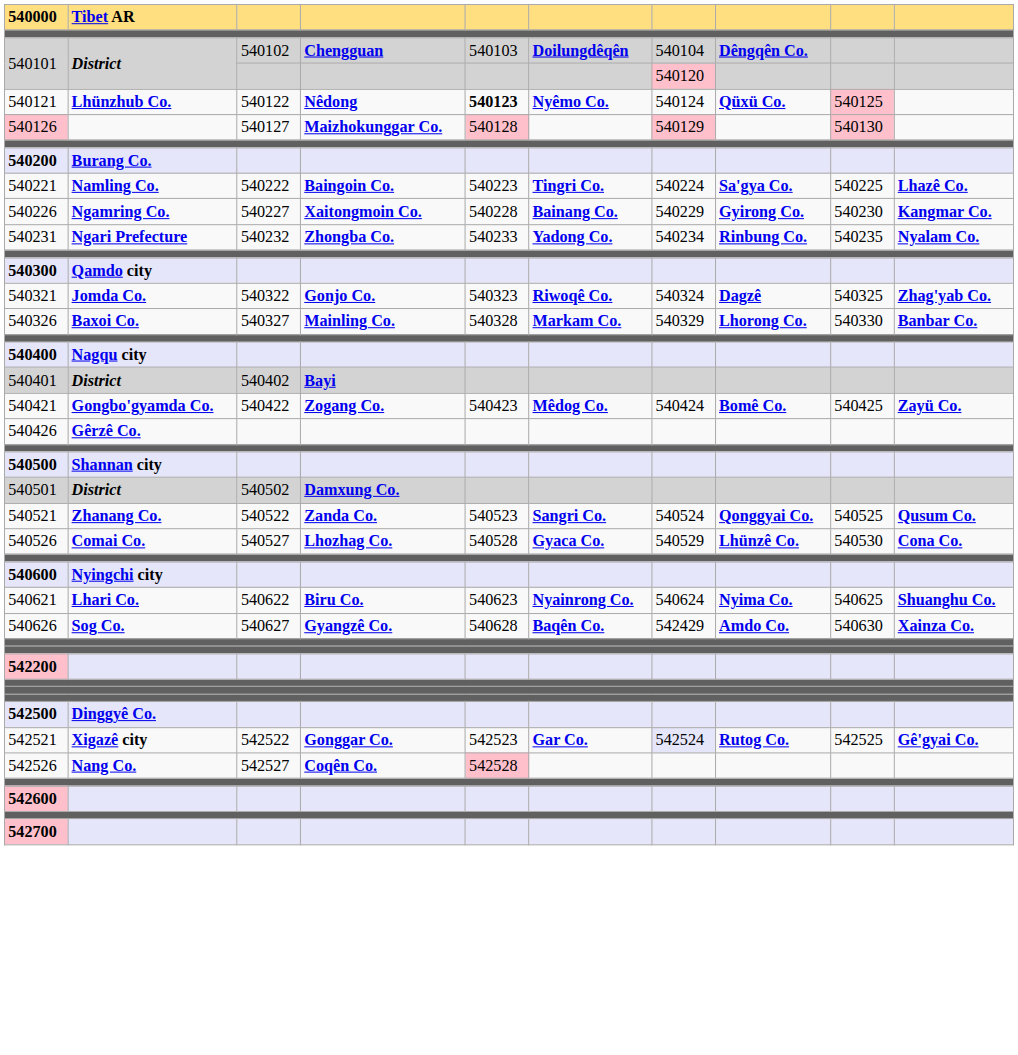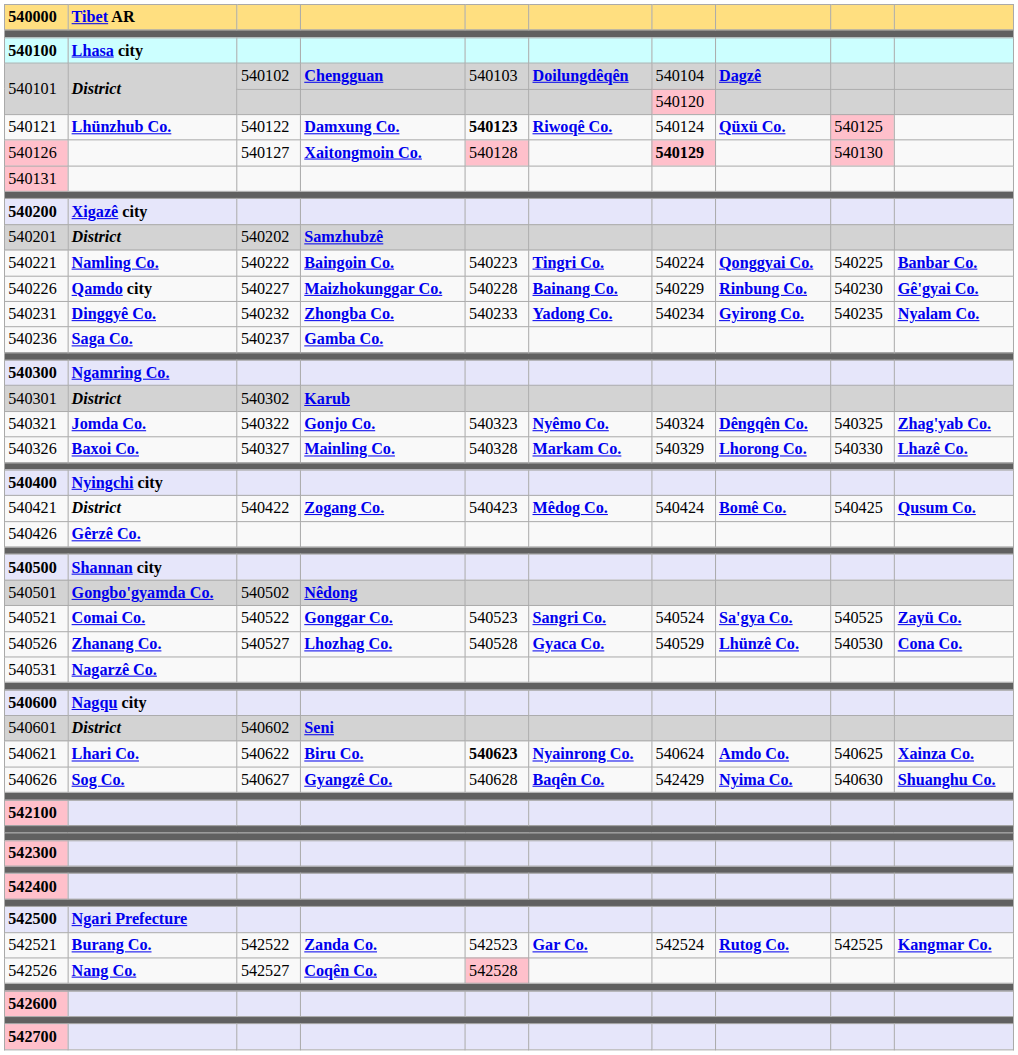+ row: (32, 50)
(763, 50) Dêngqên Co. -> (740, 76) Dagzê
(331, 101) Nêdong -> (352, 127) Damxung Co.
(571, 101) Nyêmo Co. -> (572, 127) Riwoqê Co.
(373, 127) Maizhokunggar Co. -> (363, 152) Xaitongmoin Co.
(680, 127) normal -> (680, 152) bold
+ row: (32, 178)
(112, 160) Burang Co. -> (110, 211) Xigazê city
+ row: (32, 237)
(756, 185) Sa'gya Co. -> (766, 262) Qonggyai Co.
(933, 185) Lhazê Co. -> (938, 262) Banbar Co.
(121, 211) Ngamring Co. -> (112, 288) Qamdo city
(363, 211) Xaitongmoin Co. -> (373, 288) Maizhokunggar Co.
(762, 211) Gyirong Co. -> (763, 288) Rinbung Co.
(945, 211) Kangmar Co. -> (938, 288) Gê'gyai Co.
(129, 237) Ngari Prefecture -> (114, 314) Dinggyê Co.
(763, 237) Rinbung Co. -> (762, 314) Gyirong Co.
+ row: (32, 339)
(112, 270) Qamdo city -> (121, 372) Ngamring Co.
+ row: (32, 398)
(572, 295) Riwoqê Co. -> (571, 424) Nyêmo Co.
(740, 295) Dagzê -> (763, 424) Dêngqên Co.
(938, 321) Banbar Co. -> (933, 449) Lhazê Co.
(109, 354) Nagqu city -> (117, 482) Nyingchi city
- row: (32, 380)
(143, 405) Gongbo'gyamda Co. -> (96, 508) District
(930, 405) Zayü Co. -> (937, 508) Qusum Co.
(96, 490) District -> (143, 592) Gongbo'gyamda Co.
(352, 490) Damxung Co. -> (331, 592) Nêdong
(117, 515) Zhanang Co. -> (108, 618) Comai Co.
(341, 515) Zanda Co. -> (349, 618) Gonggar Co.
(766, 515) Qonggyai Co. -> (756, 618) Sa'gya Co.
(937, 515) Qusum Co. -> (930, 618) Zayü Co.
(108, 541) Comai Co. -> (117, 644) Zhanang Co.
+ row: (32, 669)
(117, 574) Nyingchi city -> (109, 702) Nagqu city
+ row: (32, 728)
(493, 600) normal -> (493, 753) bold
(756, 600) Nyima Co. -> (754, 753) Amdo Co.
(947, 600) Shuanghu Co. -> (936, 753) Xainza Co.
(754, 625) Amdo Co. -> (756, 779) Nyima Co.
(936, 625) Xainza Co. -> (947, 779) Shuanghu Co.
+ row: (32, 812)
- row: (32, 666)
+ row: (32, 853)
+ row: (32, 886)
(114, 714) Dinggyê Co. -> (129, 919) Ngari Prefecture
(110, 739) Xigazê city -> (112, 944) Burang Co.
(349, 739) Gonggar Co. -> (341, 944) Zanda Co.
(680, 739) lavender background -> (680, 944) no background
(938, 739) Gê'gyai Co. -> (945, 944) Kangmar Co.
